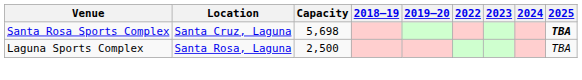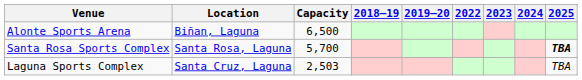+ row: (69, 31)
(233, 31) Santa Cruz, Laguna -> (233, 48) Santa Rosa, Laguna
(323, 31) 5,698 -> (323, 48) 5,700
(233, 48) Santa Rosa, Laguna -> (233, 66) Santa Cruz, Laguna
(323, 48) 2,500 -> (323, 66) 2,503
